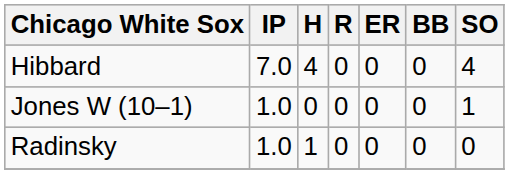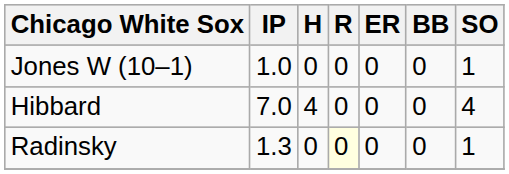rows swapped: (56, 65) <-> (102, 106)
(274, 147) 1.0 -> (274, 147) 1.3
(311, 147) 1 -> (311, 147) 0
(341, 147) no background -> (341, 147) lightyellow background
(469, 147) 0 -> (469, 147) 1
